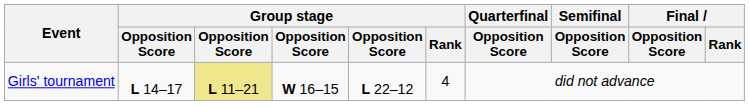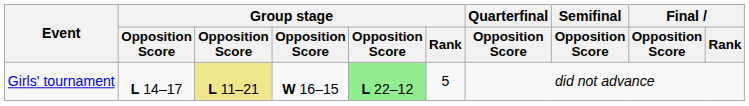(387, 90) no background -> (387, 90) lightgreen background
(445, 82) 4 -> (445, 82) 5
